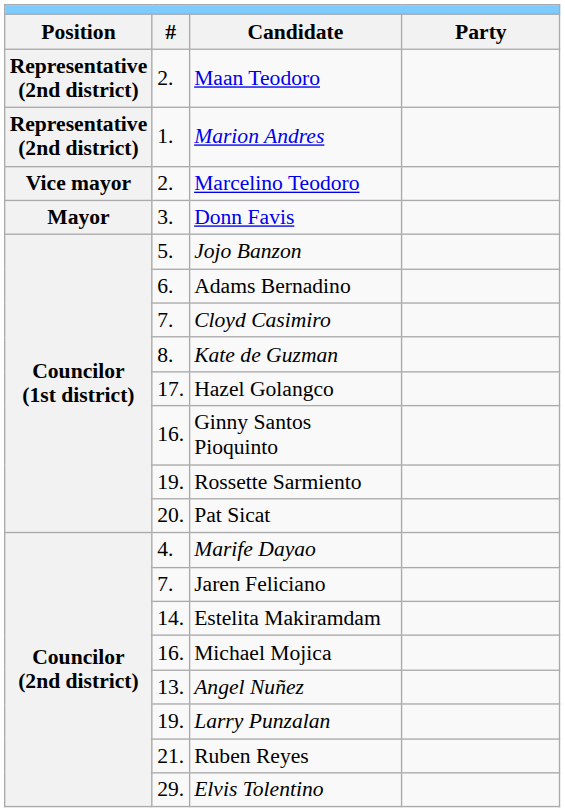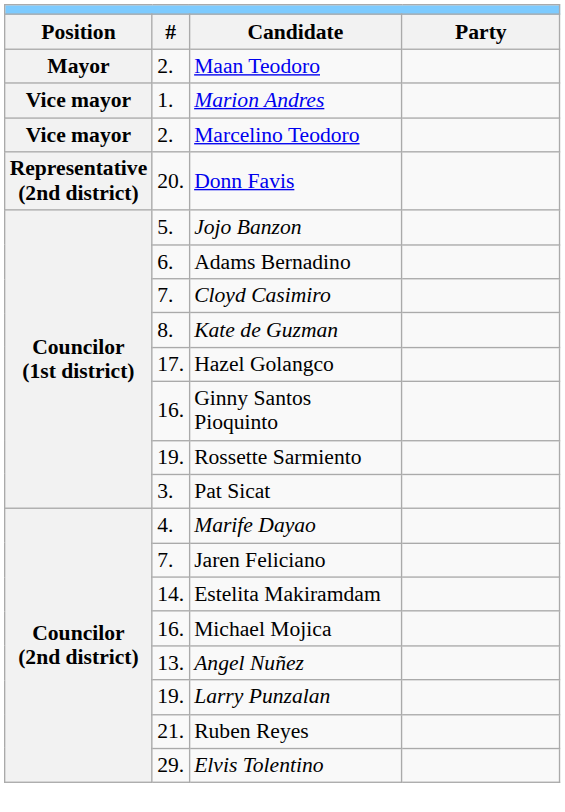(78, 77) Representative (2nd district) -> (78, 65) Mayor
(78, 136) Representative (2nd district) -> (78, 100) Vice mayor
(78, 217) Mayor -> (78, 180) Representative (2nd district)
(165, 217) 3. -> (171, 180) 20.
(171, 515) 20. -> (165, 491) 3.
